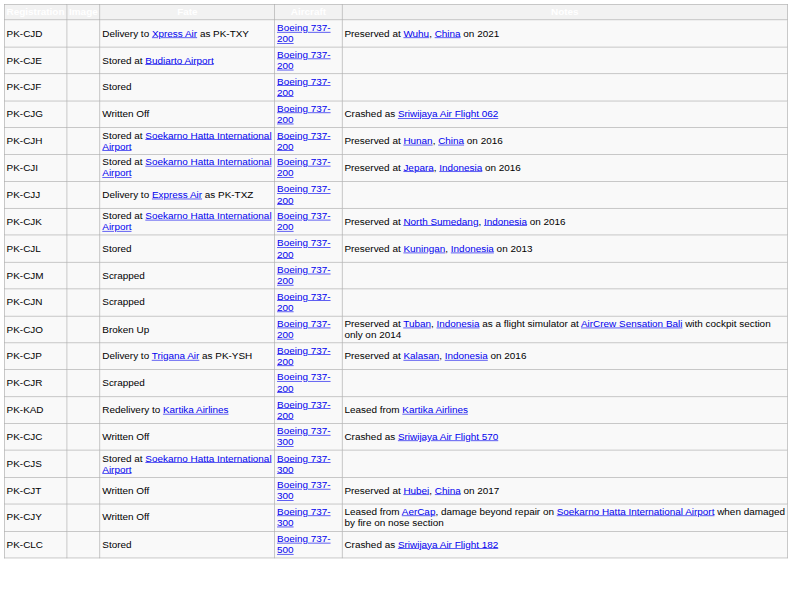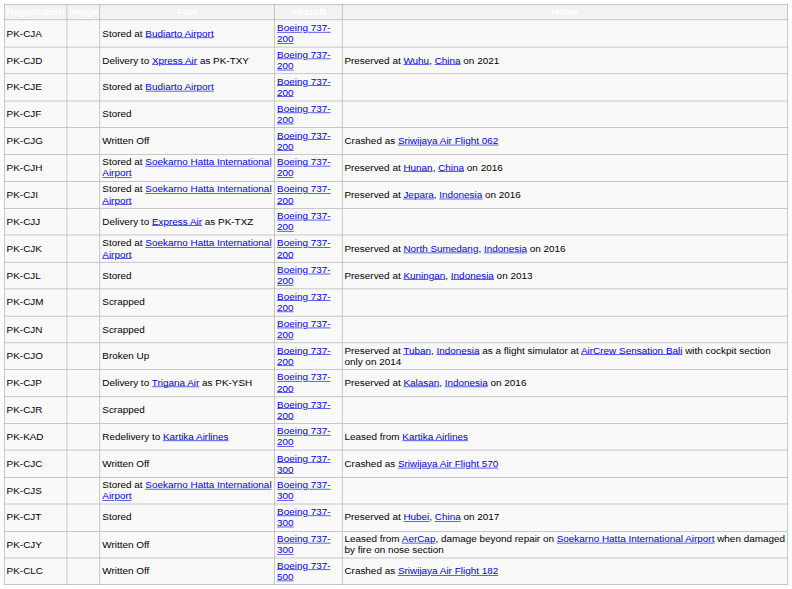+ row: (24, 33)
(126, 490) Written Off -> (117, 517) Stored
(117, 544) Stored -> (126, 571) Written Off
